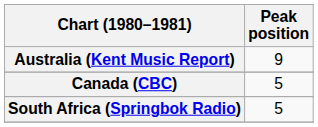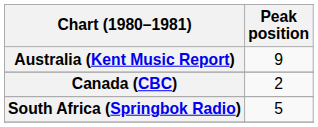(279, 84) 5 -> (279, 84) 2
